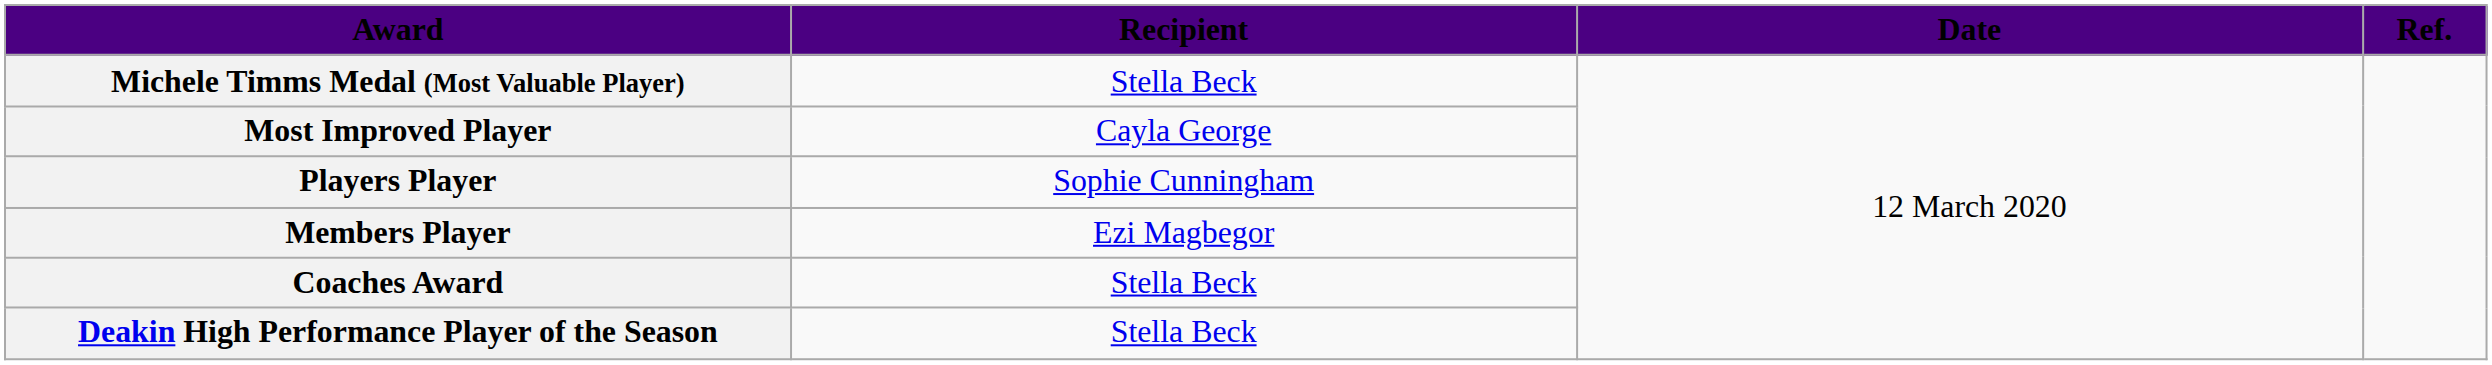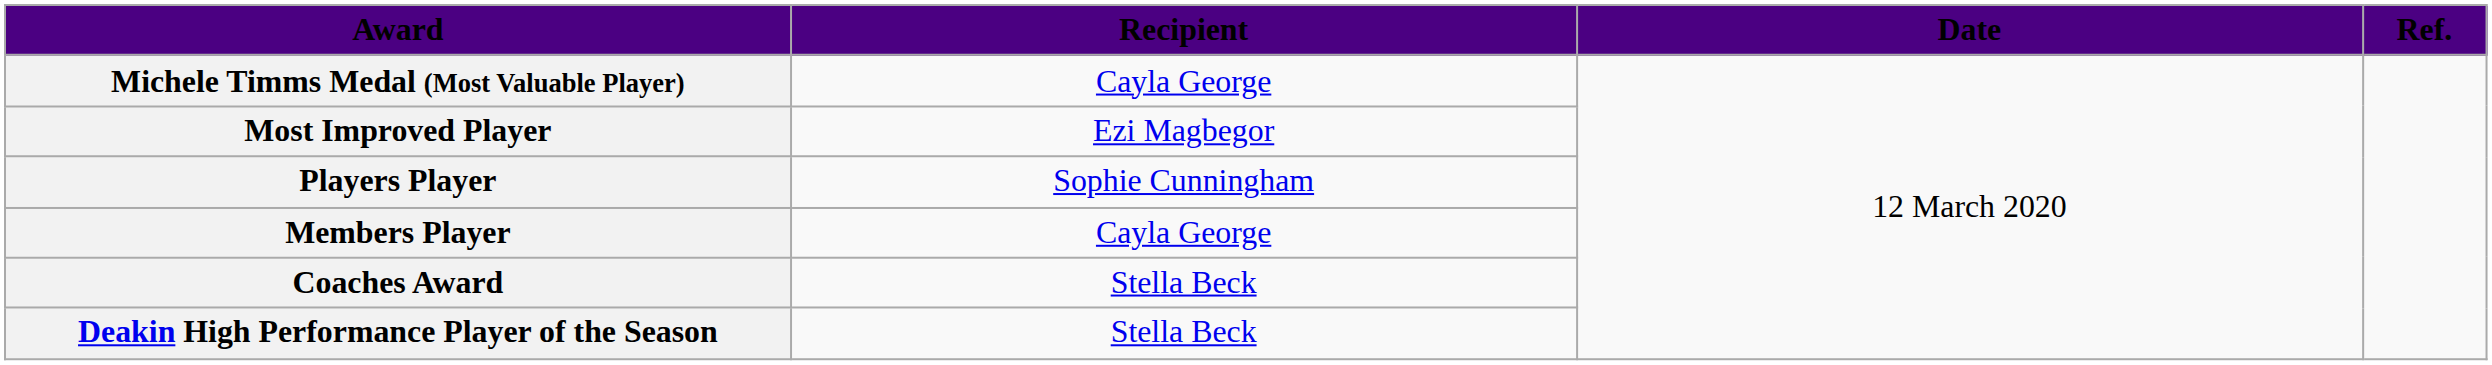(1184, 80) Stella Beck -> (1184, 80) Cayla George
(1184, 130) Cayla George -> (1184, 130) Ezi Magbegor
(1184, 231) Ezi Magbegor -> (1184, 231) Cayla George
